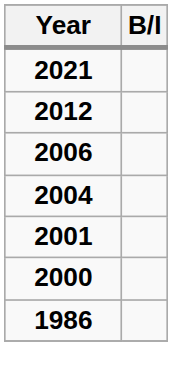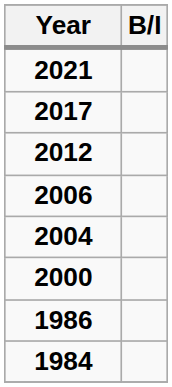+ row: (63, 111)
- row: (63, 236)
+ row: (63, 361)
